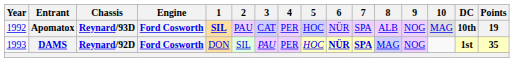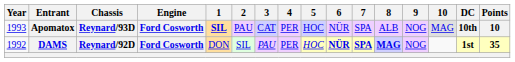(16, 28) 1992 -> (16, 28) 1993
(494, 28) 19 -> (495, 28) 10
(16, 44) 1993 -> (16, 44) 1992
(388, 44) normal -> (389, 44) bold
